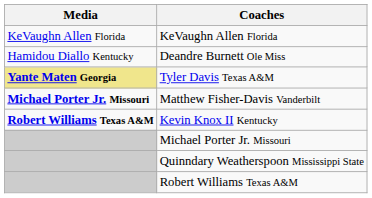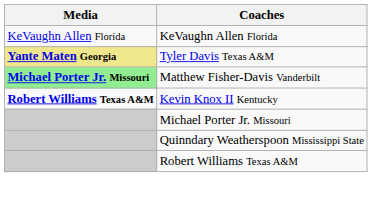- row: (222, 57)
(78, 98) no background -> (78, 78) lightgreen background
